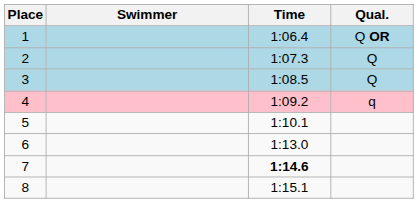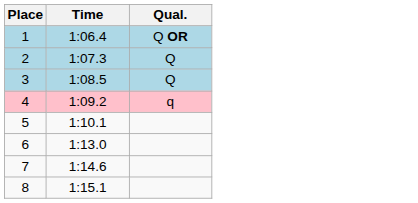- column: (147, 15)
(289, 166) bold -> (88, 166) normal
